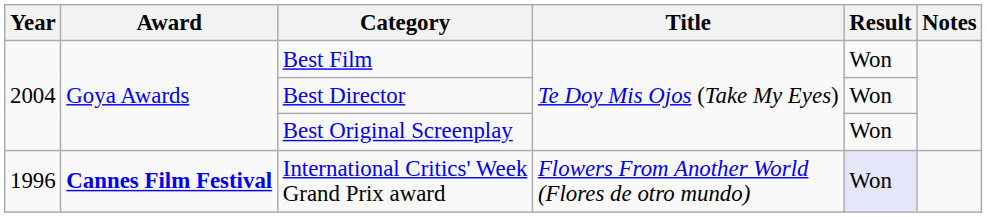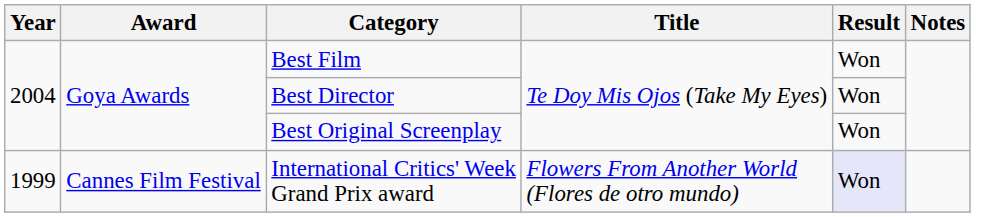(33, 180) 1996 -> (33, 180) 1999
(169, 180) bold -> (164, 180) normal
